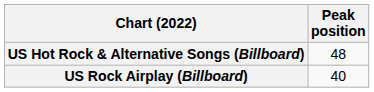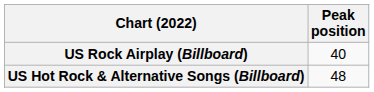rows swapped: (156, 53) <-> (156, 76)
